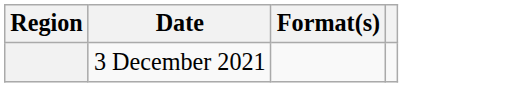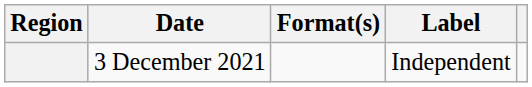+ column: (451, 23)
